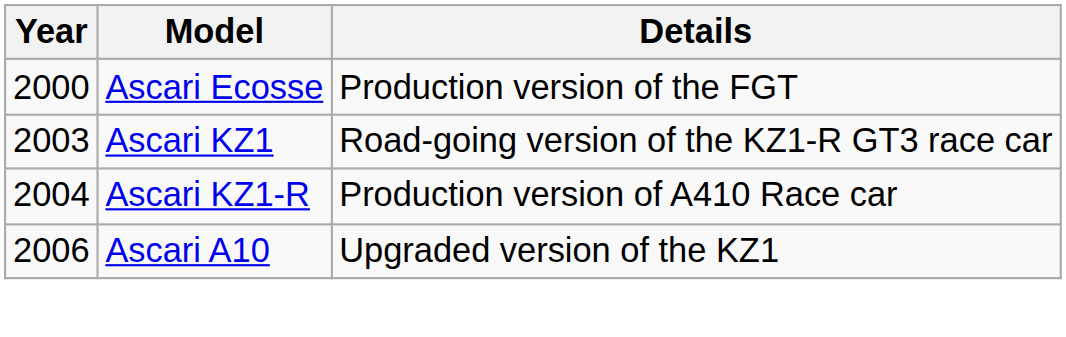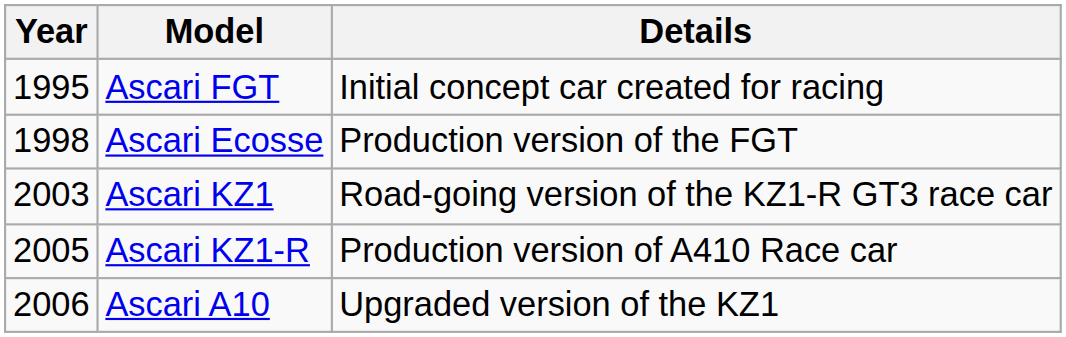+ row: (192, 86)
(51, 86) 2000 -> (51, 140) 1998
(51, 195) 2004 -> (51, 250) 2005
